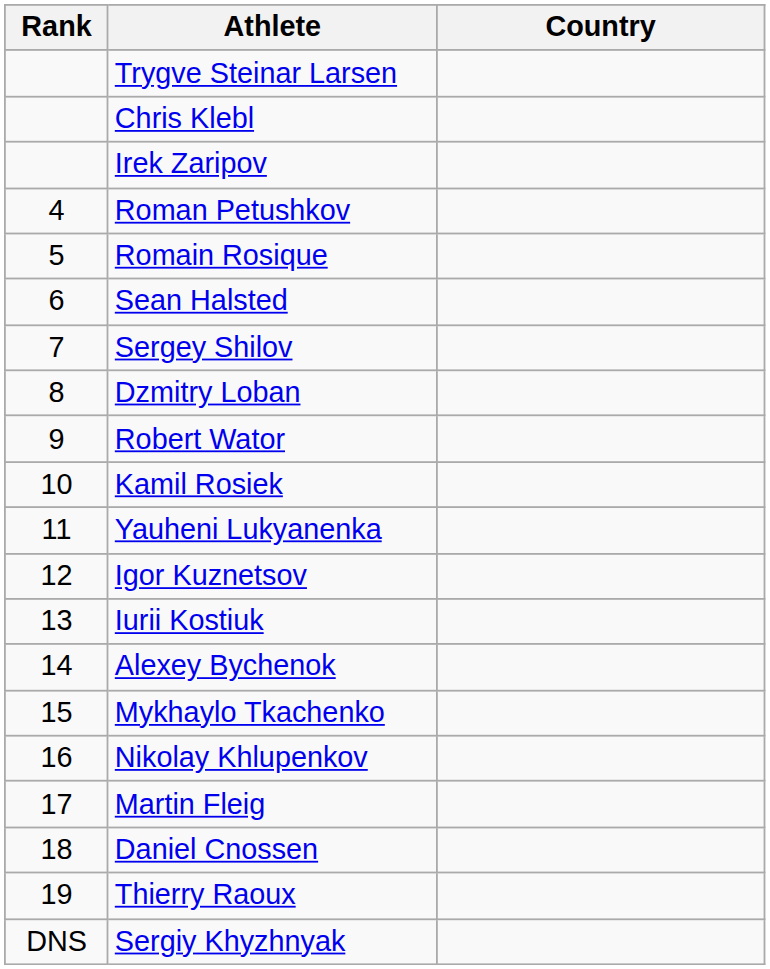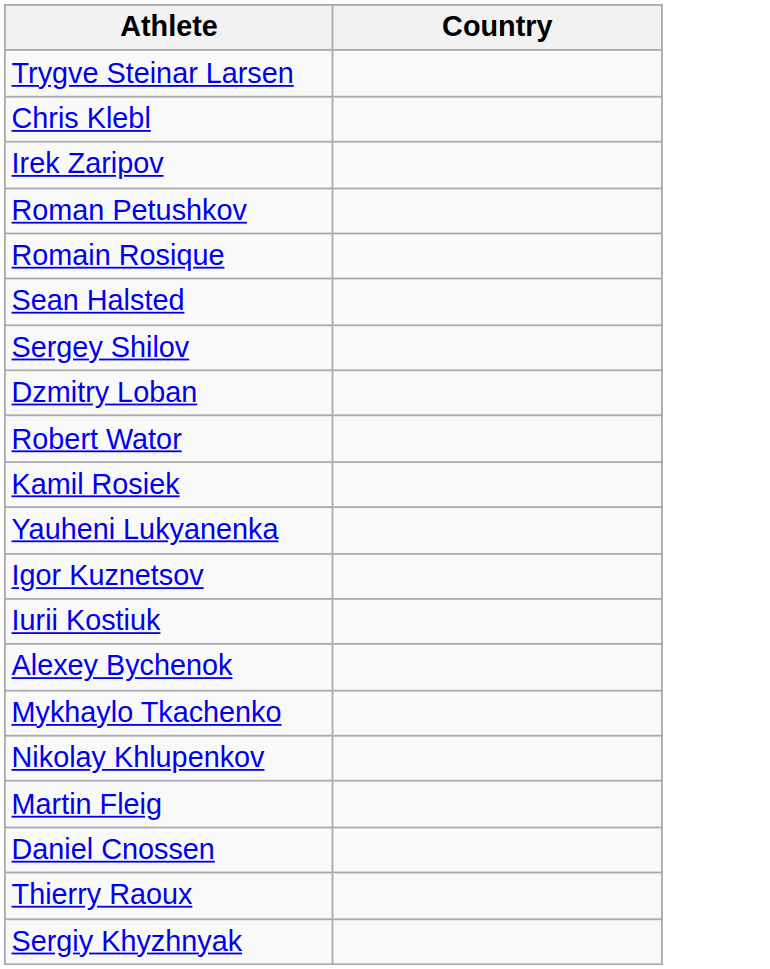- column: (57, 27)
